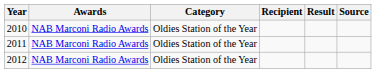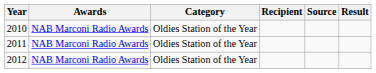columns swapped: (321, 12) <-> (354, 12)
